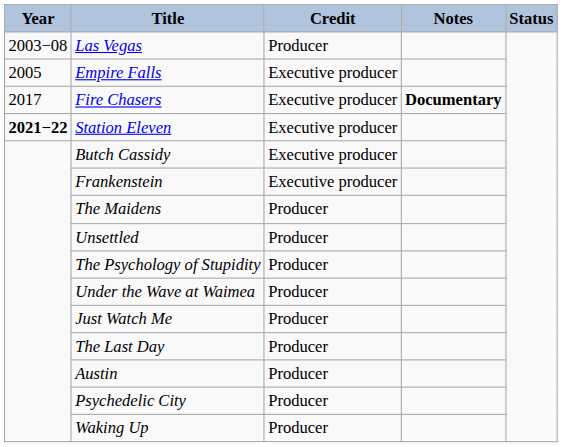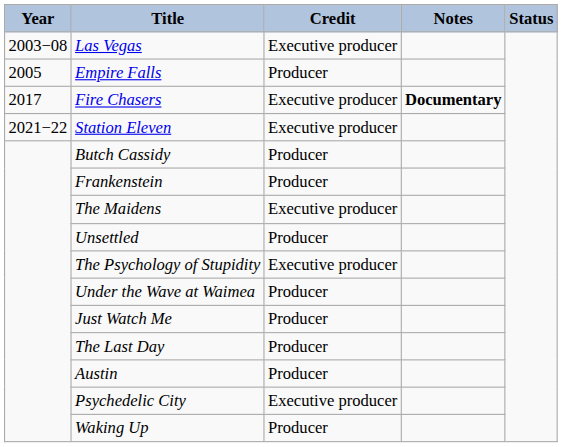(298, 45) Producer -> (333, 45) Executive producer
(333, 72) Executive producer -> (298, 72) Producer
(38, 127) bold -> (38, 127) normal
(333, 154) Executive producer -> (298, 154) Producer
(333, 182) Executive producer -> (298, 182) Producer
(298, 209) Producer -> (333, 209) Executive producer
(298, 264) Producer -> (333, 264) Executive producer
(298, 400) Producer -> (333, 400) Executive producer
